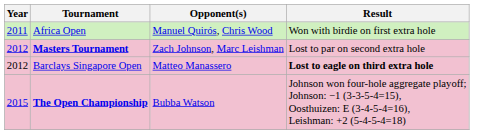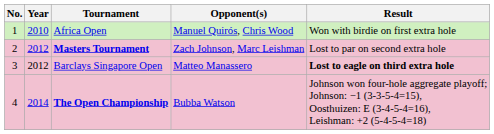+ column: (15, 13)
(17, 31) 2011 -> (38, 31) 2010
(17, 102) 2015 -> (38, 102) 2014
